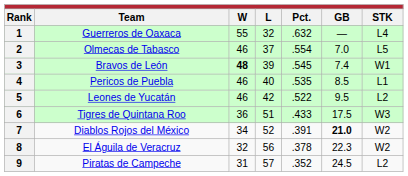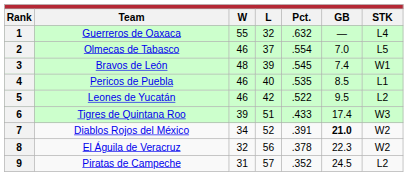(242, 66) bold -> (242, 66) normal
(242, 114) 36 -> (242, 114) 39
(342, 114) 17.5 -> (342, 114) 17.4
